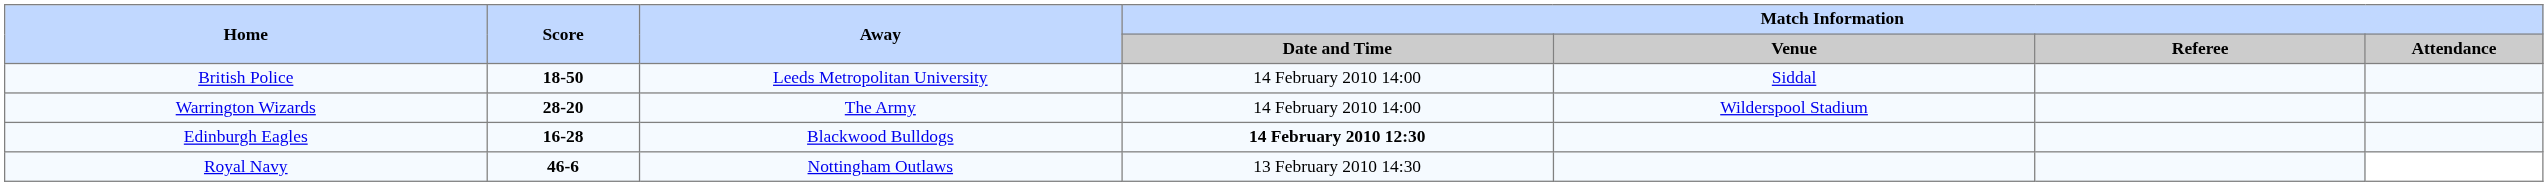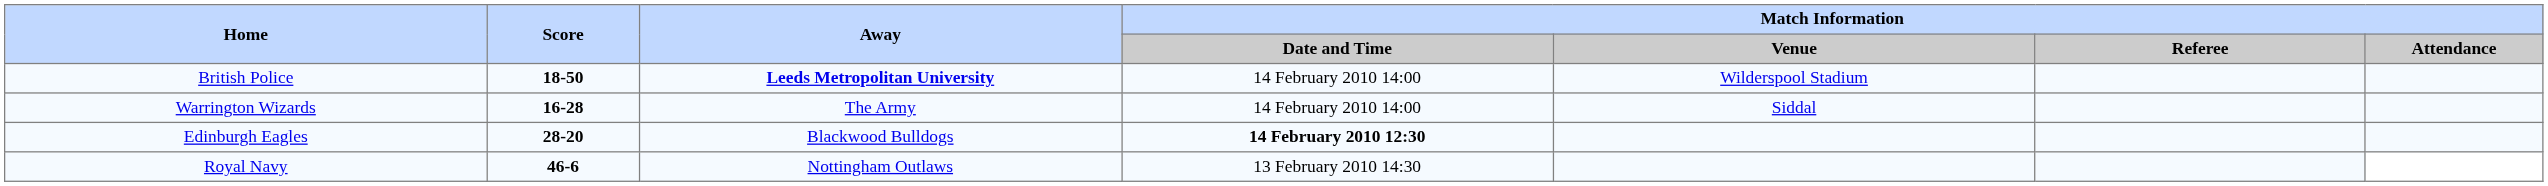(880, 78) normal -> (880, 78) bold
(1794, 78) Siddal -> (1794, 78) Wilderspool Stadium
(563, 107) 28-20 -> (563, 107) 16-28
(1794, 107) Wilderspool Stadium -> (1794, 107) Siddal
(563, 136) 16-28 -> (563, 136) 28-20
